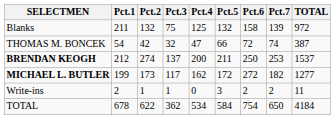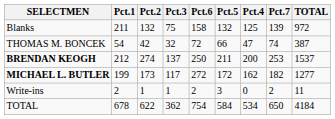columns swapped: (202, 12) <-> (253, 12)
